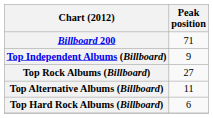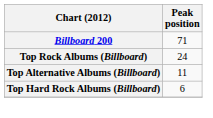- row: (87, 56)
(189, 72) 27 -> (182, 56) 24
